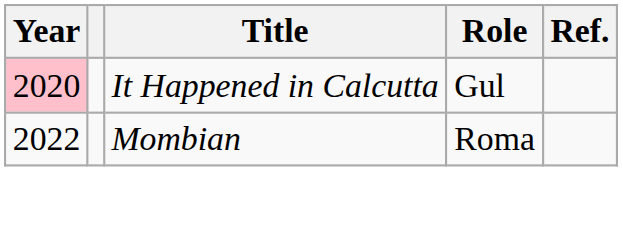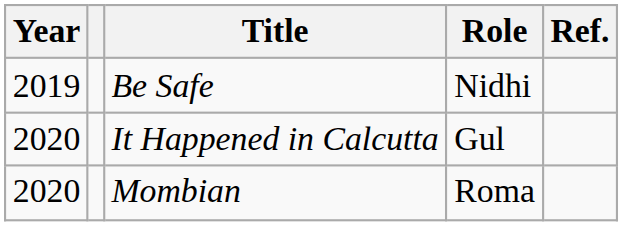+ row: (163, 84)
(47, 84) pink background -> (47, 138) no background
(47, 138) 2022 -> (47, 191) 2020
